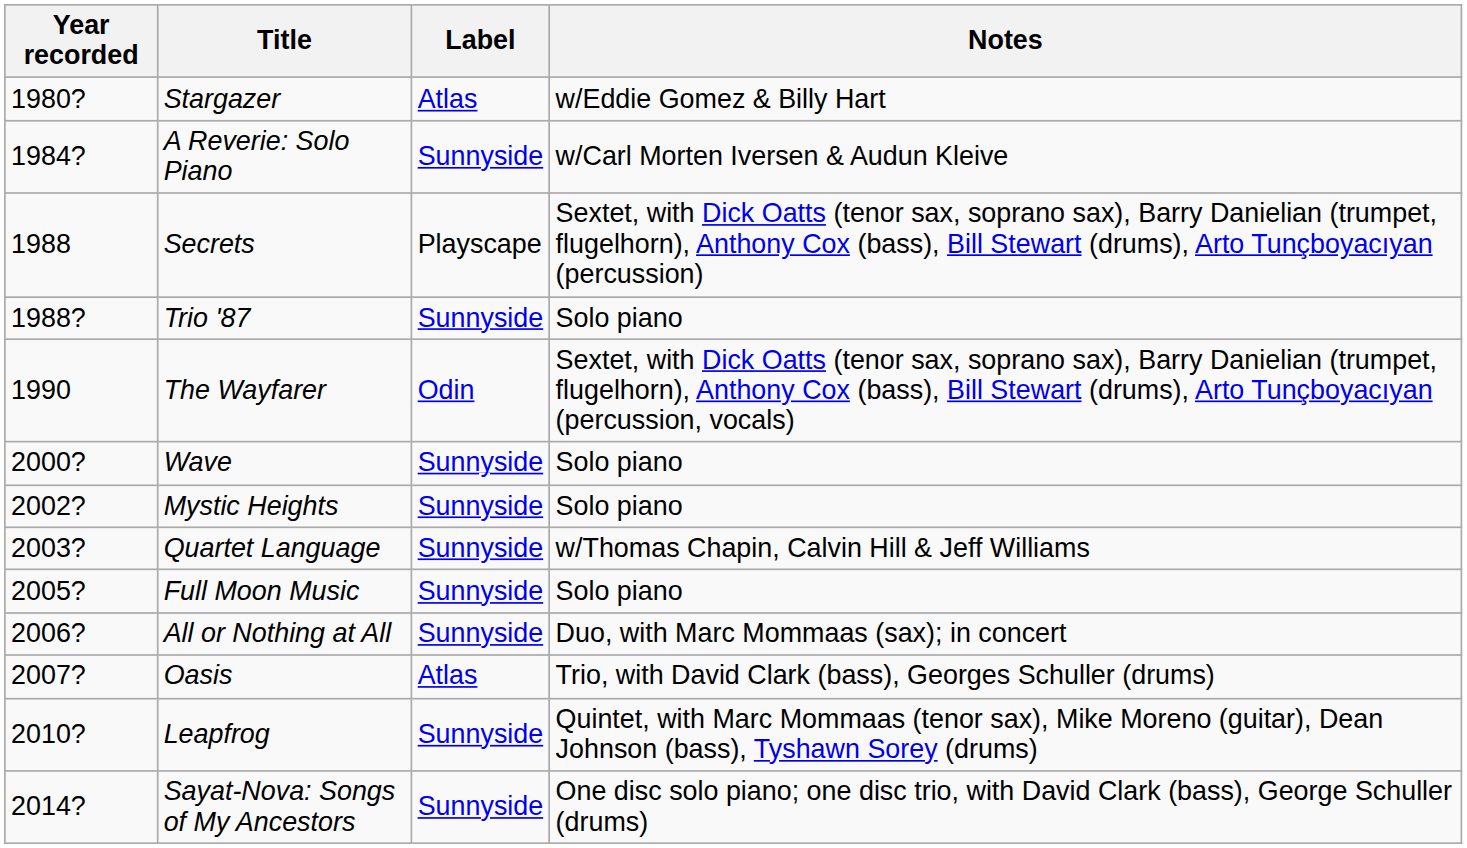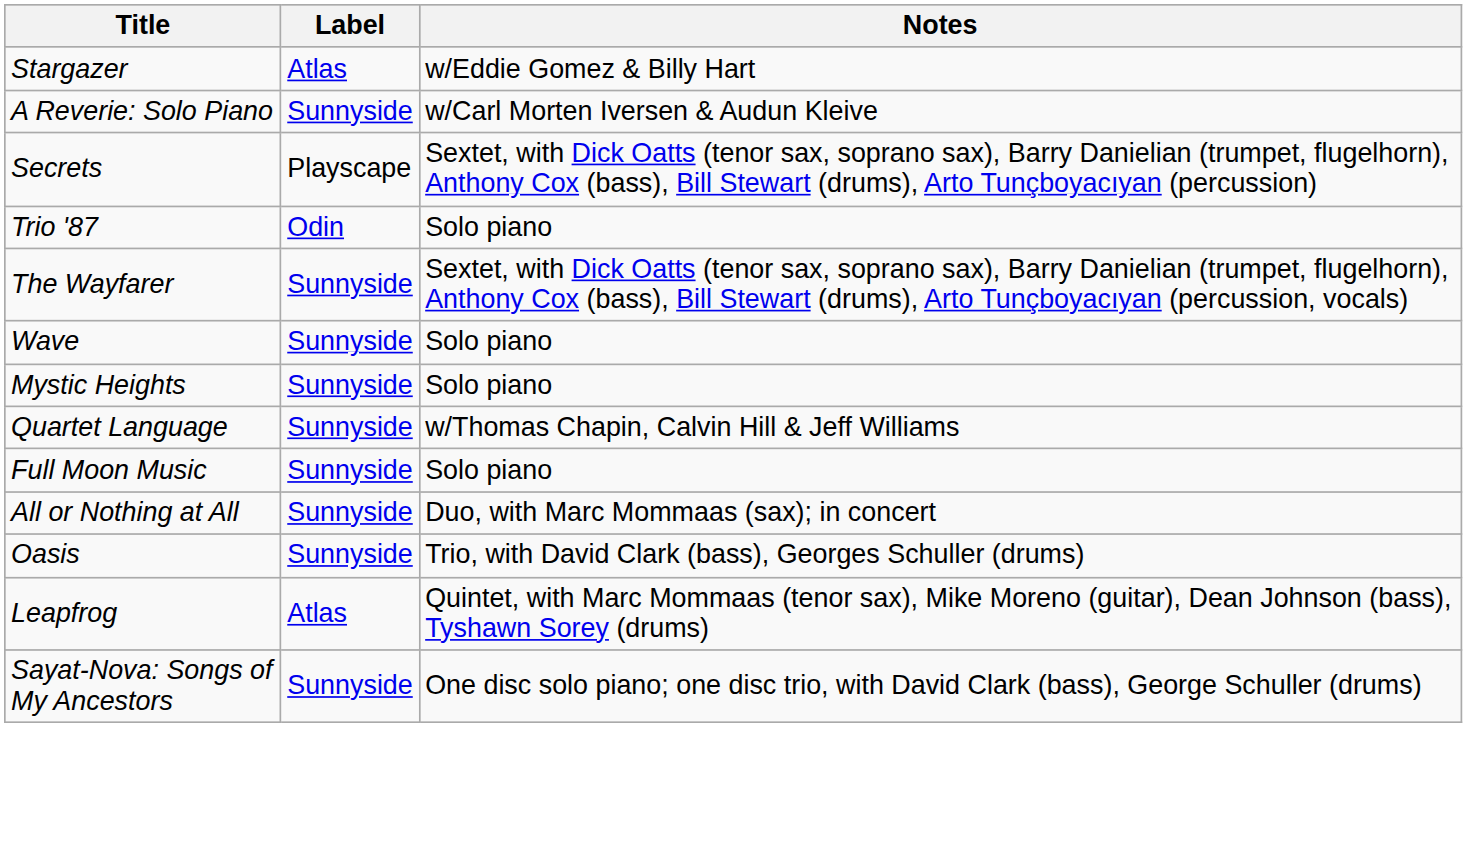- column: (81, 40)
(480, 317) Sunnyside -> (316, 226) Odin
(446, 390) Odin -> (350, 284) Sunnyside
(448, 676) Atlas -> (350, 555) Sunnyside
(480, 733) Sunnyside -> (317, 612) Atlas
